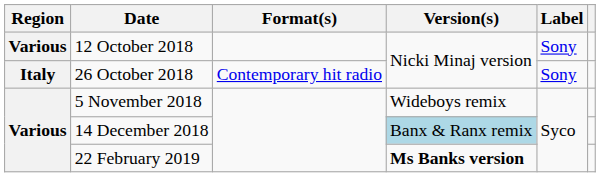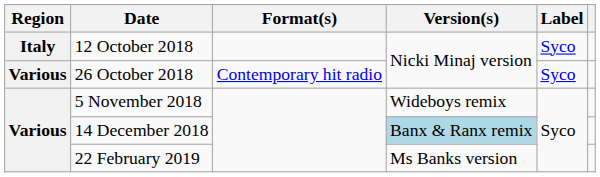(38, 46) Various -> (38, 46) Italy
(559, 46) Sony -> (558, 46) Syco
(38, 74) Italy -> (38, 74) Various
(559, 74) Sony -> (558, 74) Syco
(457, 158) bold -> (454, 158) normal
